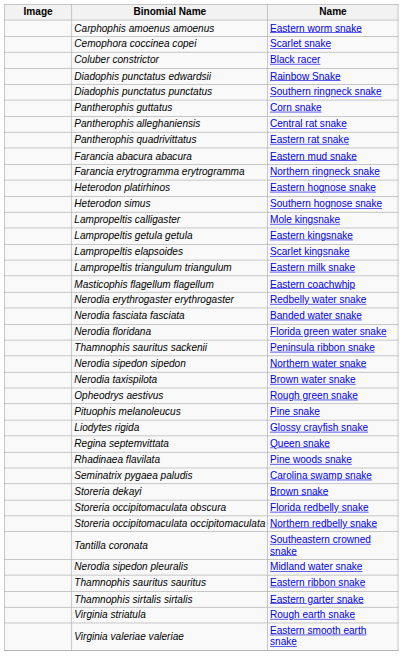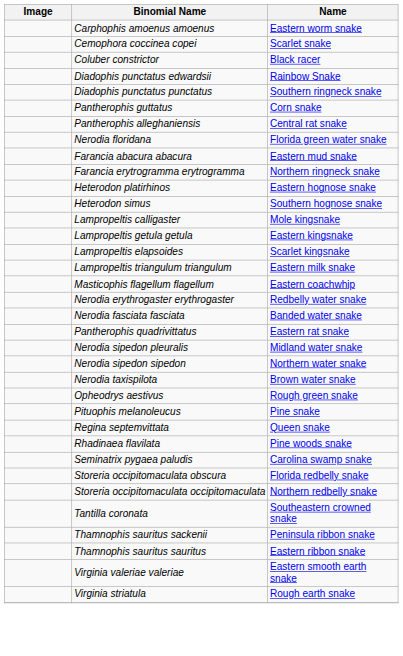rows swapped: (135, 140) <-> (113, 332)
rows swapped: (131, 567) <-> (141, 348)
- row: (107, 428)
- row: (108, 492)
- row: (133, 599)
rows swapped: (110, 615) <-> (129, 636)
